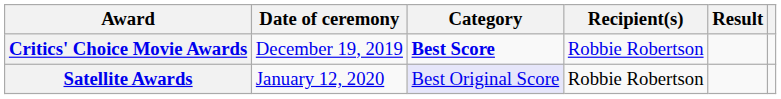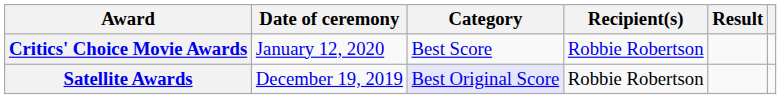(329, 49) December 19, 2019 -> (320, 49) January 12, 2020
(453, 49) bold -> (452, 49) normal
(320, 78) January 12, 2020 -> (329, 78) December 19, 2019
